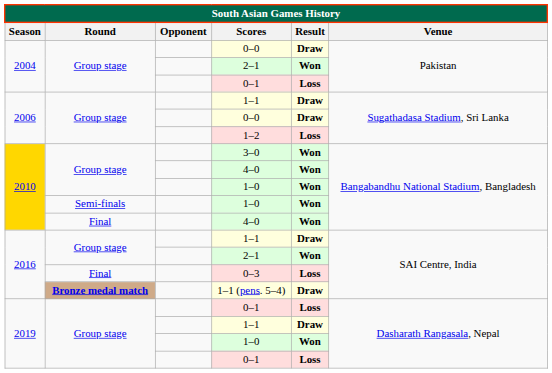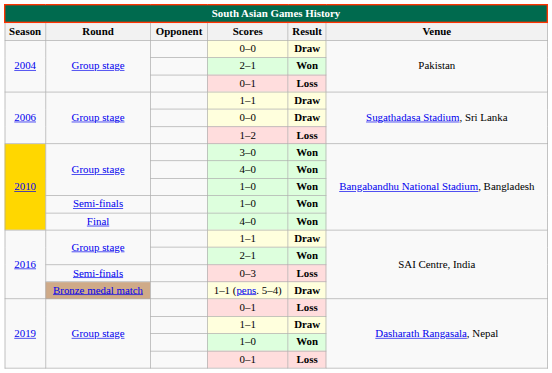(100, 273) Final -> (98, 273) Semi-finals
(100, 290) bold -> (98, 290) normal
